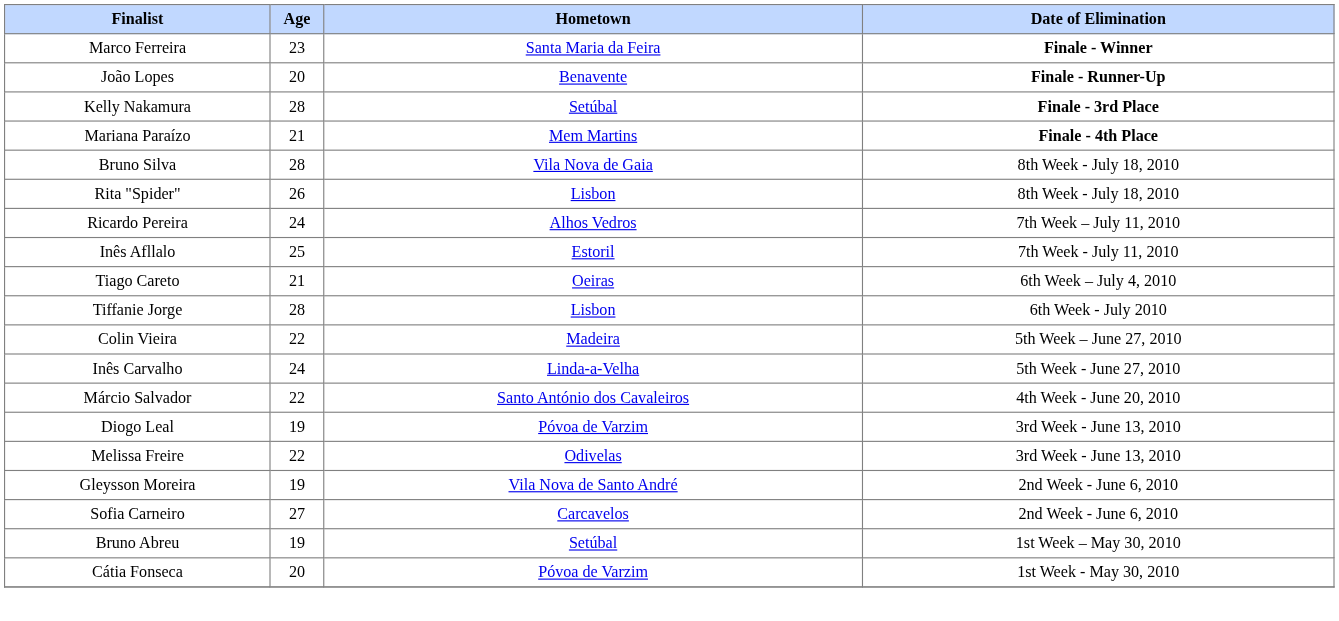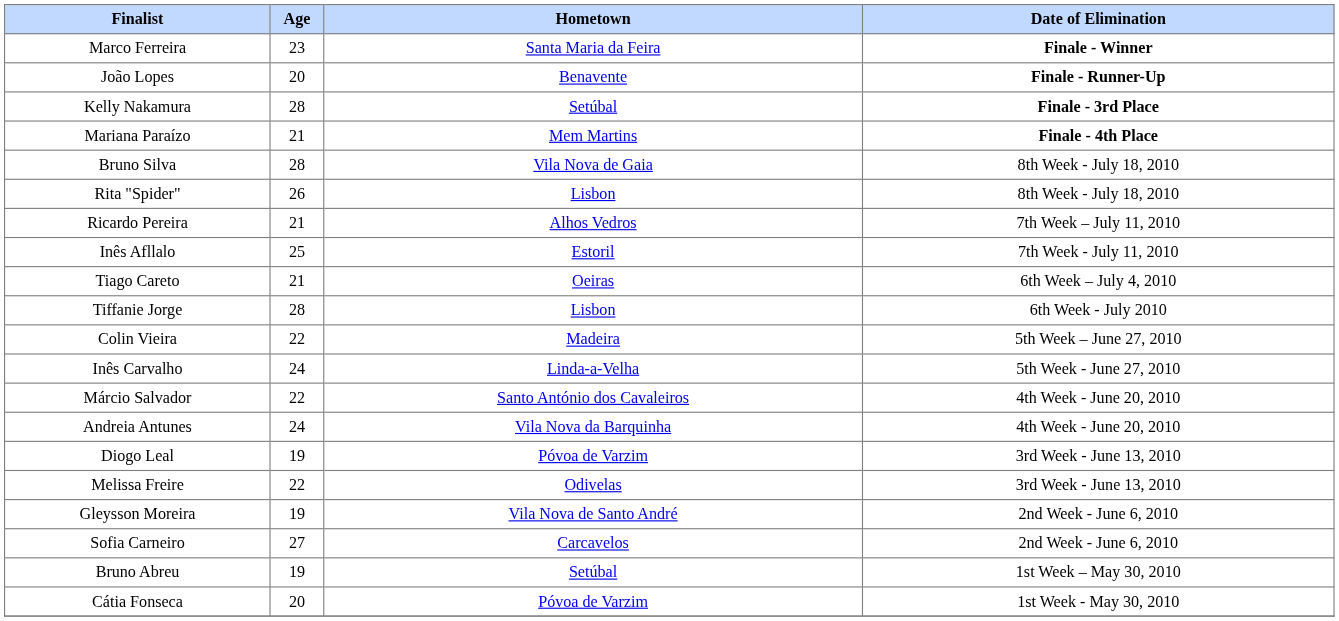(297, 222) 24 -> (297, 222) 21
+ row: (137, 426)
